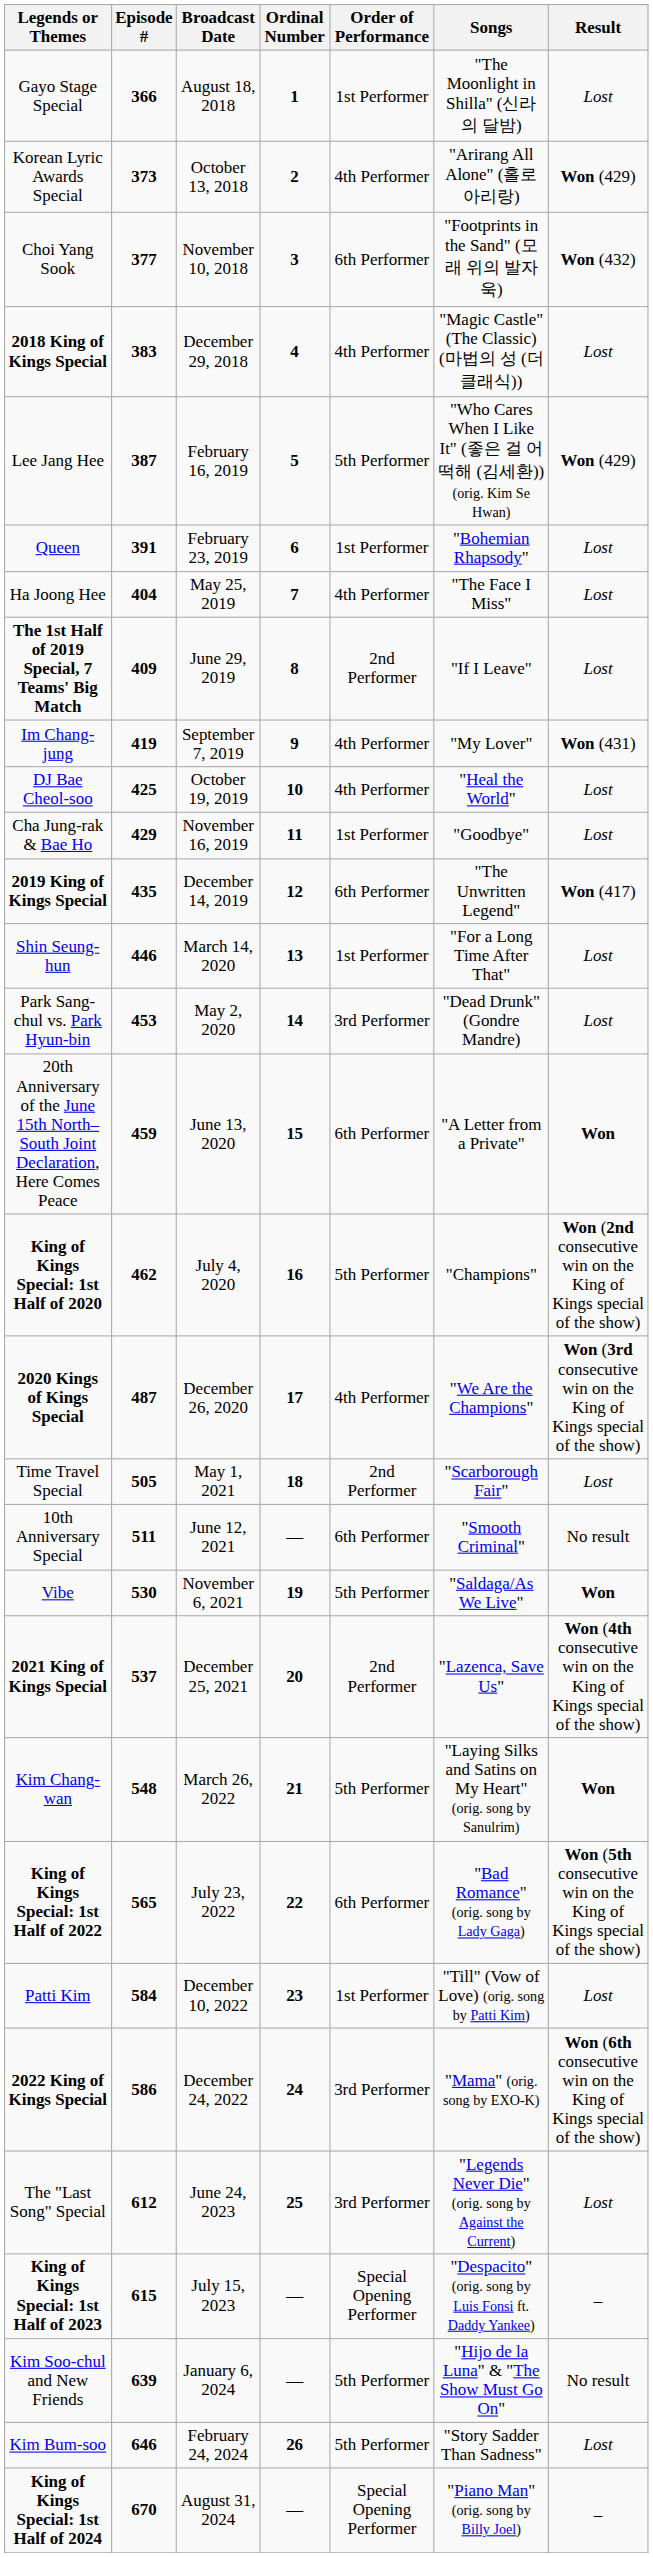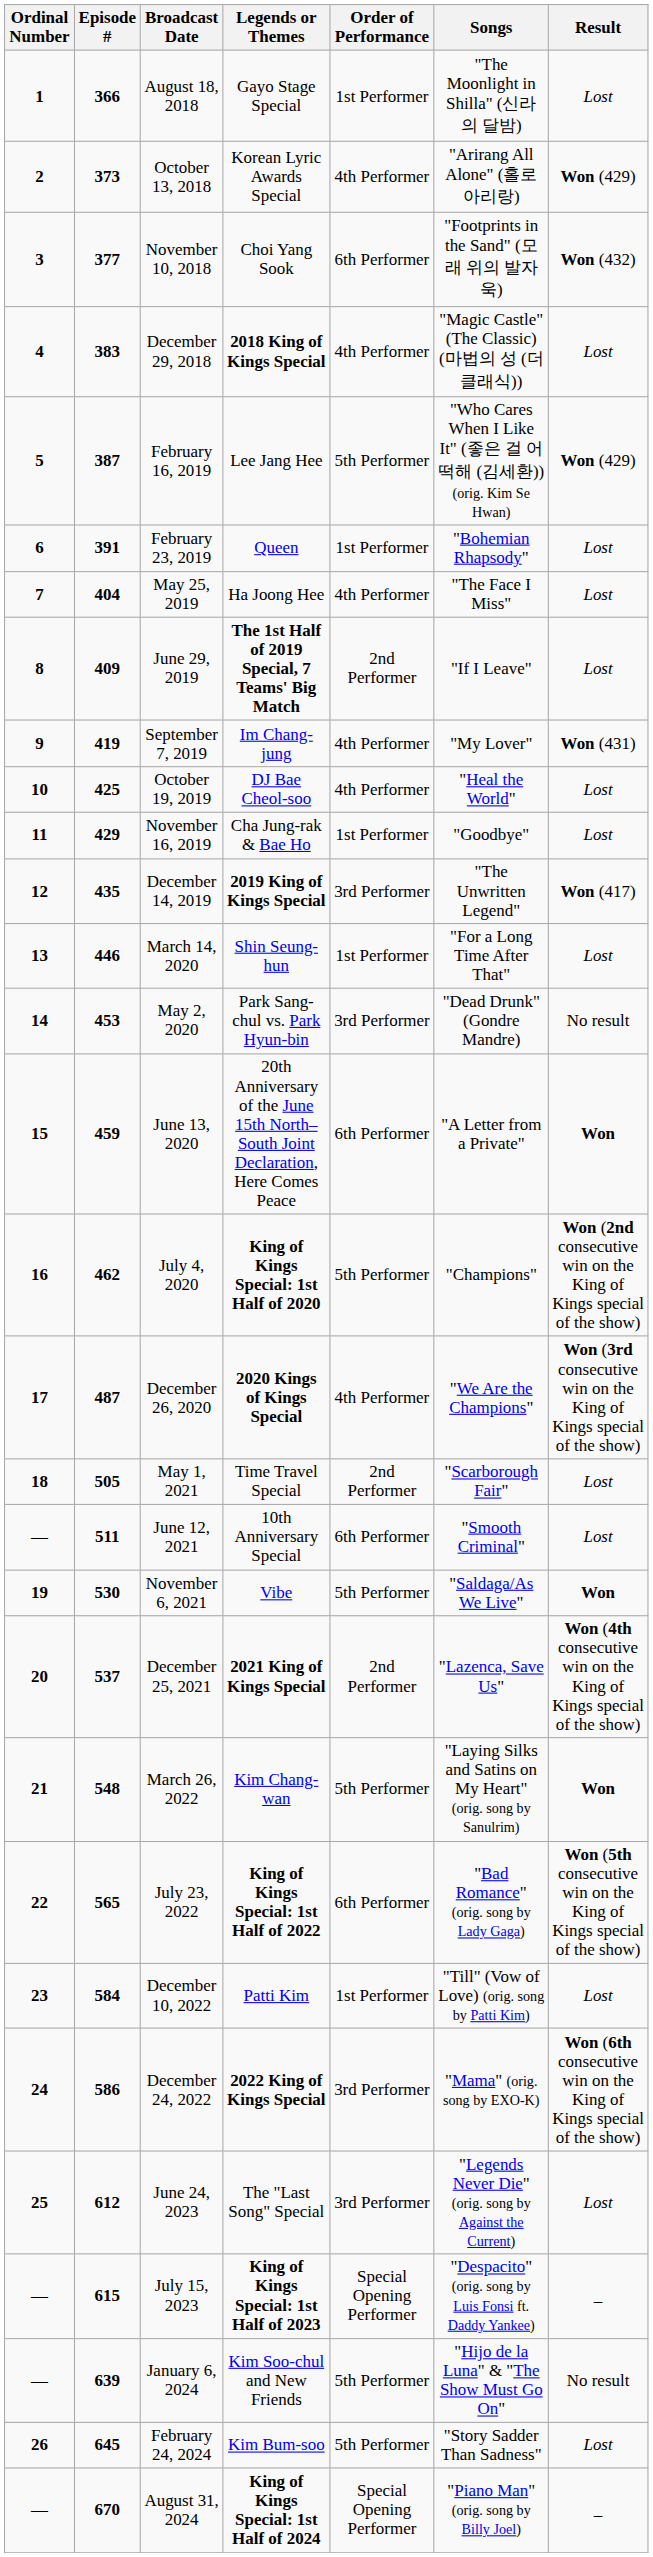columns swapped: (295, 27) <-> (58, 27)
(382, 890) 6th Performer -> (382, 890) 3rd Performer
(598, 1020) Lost -> (598, 1020) No result
(598, 1537) No result -> (598, 1537) Lost
(144, 2445) 646 -> (107, 2445) 645
